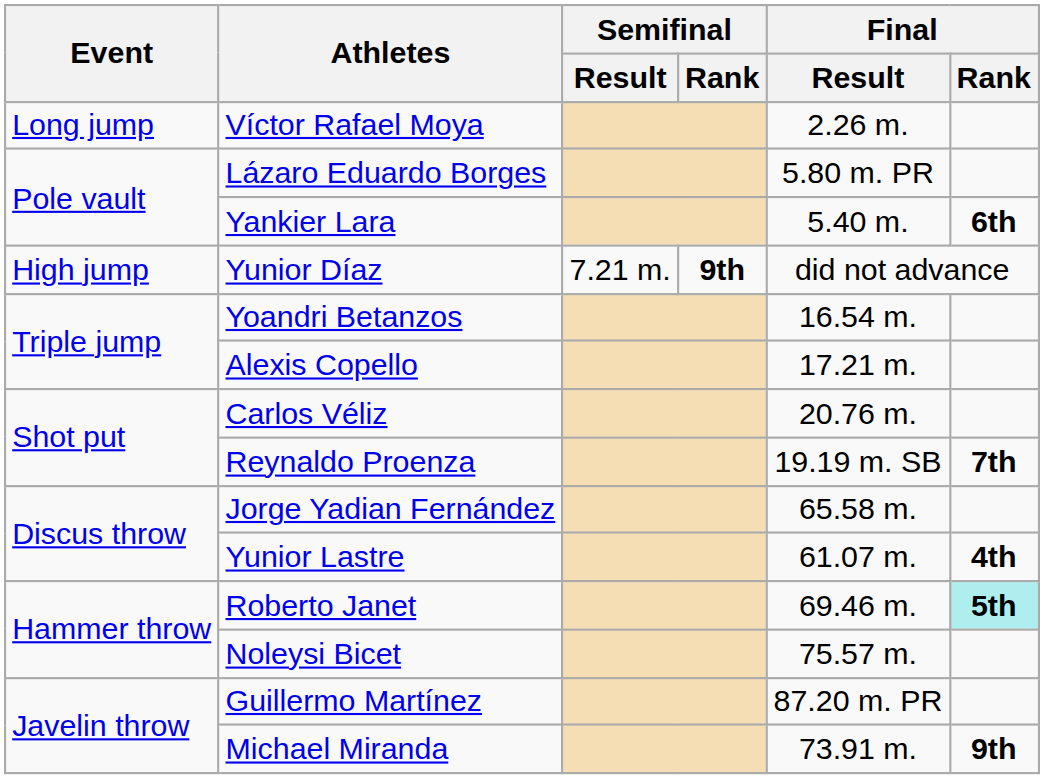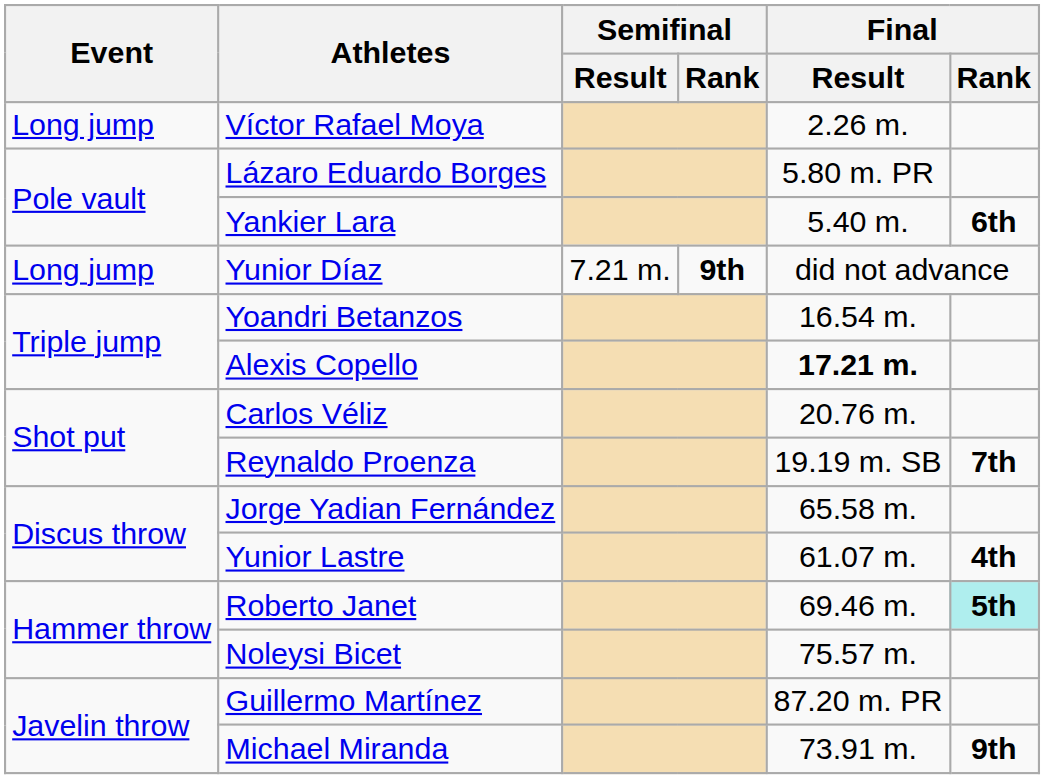(81, 269) High jump -> (83, 269) Long jump
(858, 365) normal -> (858, 365) bold
